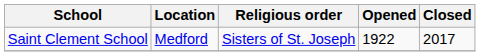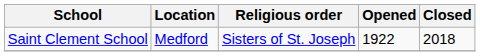(439, 39) 2017 -> (439, 39) 2018
